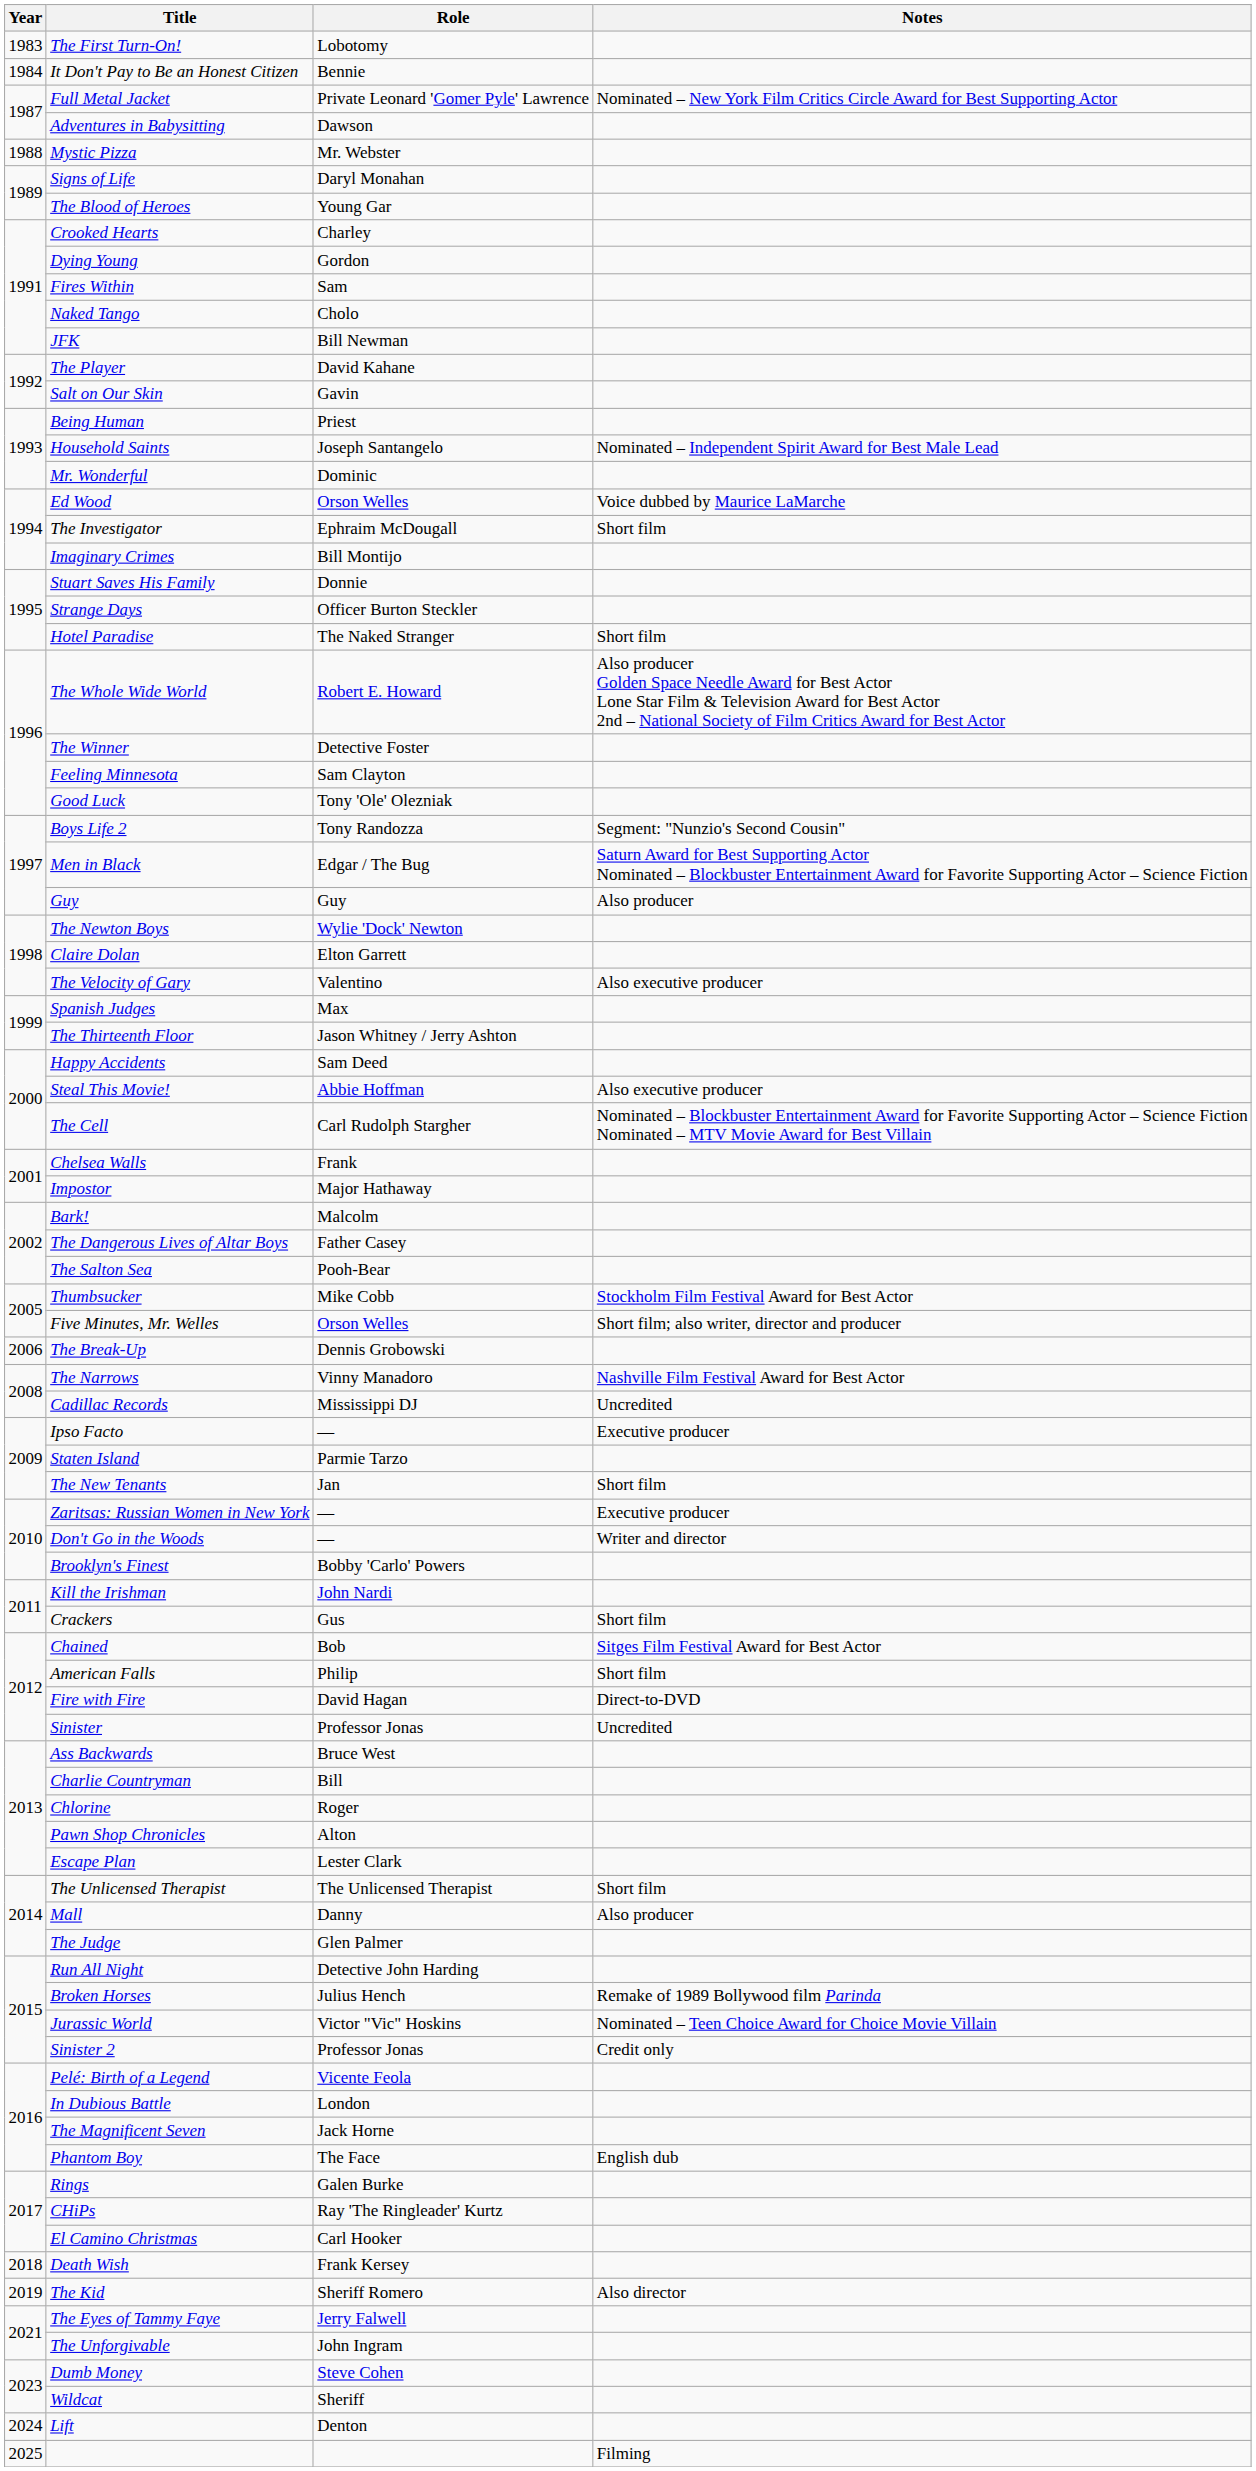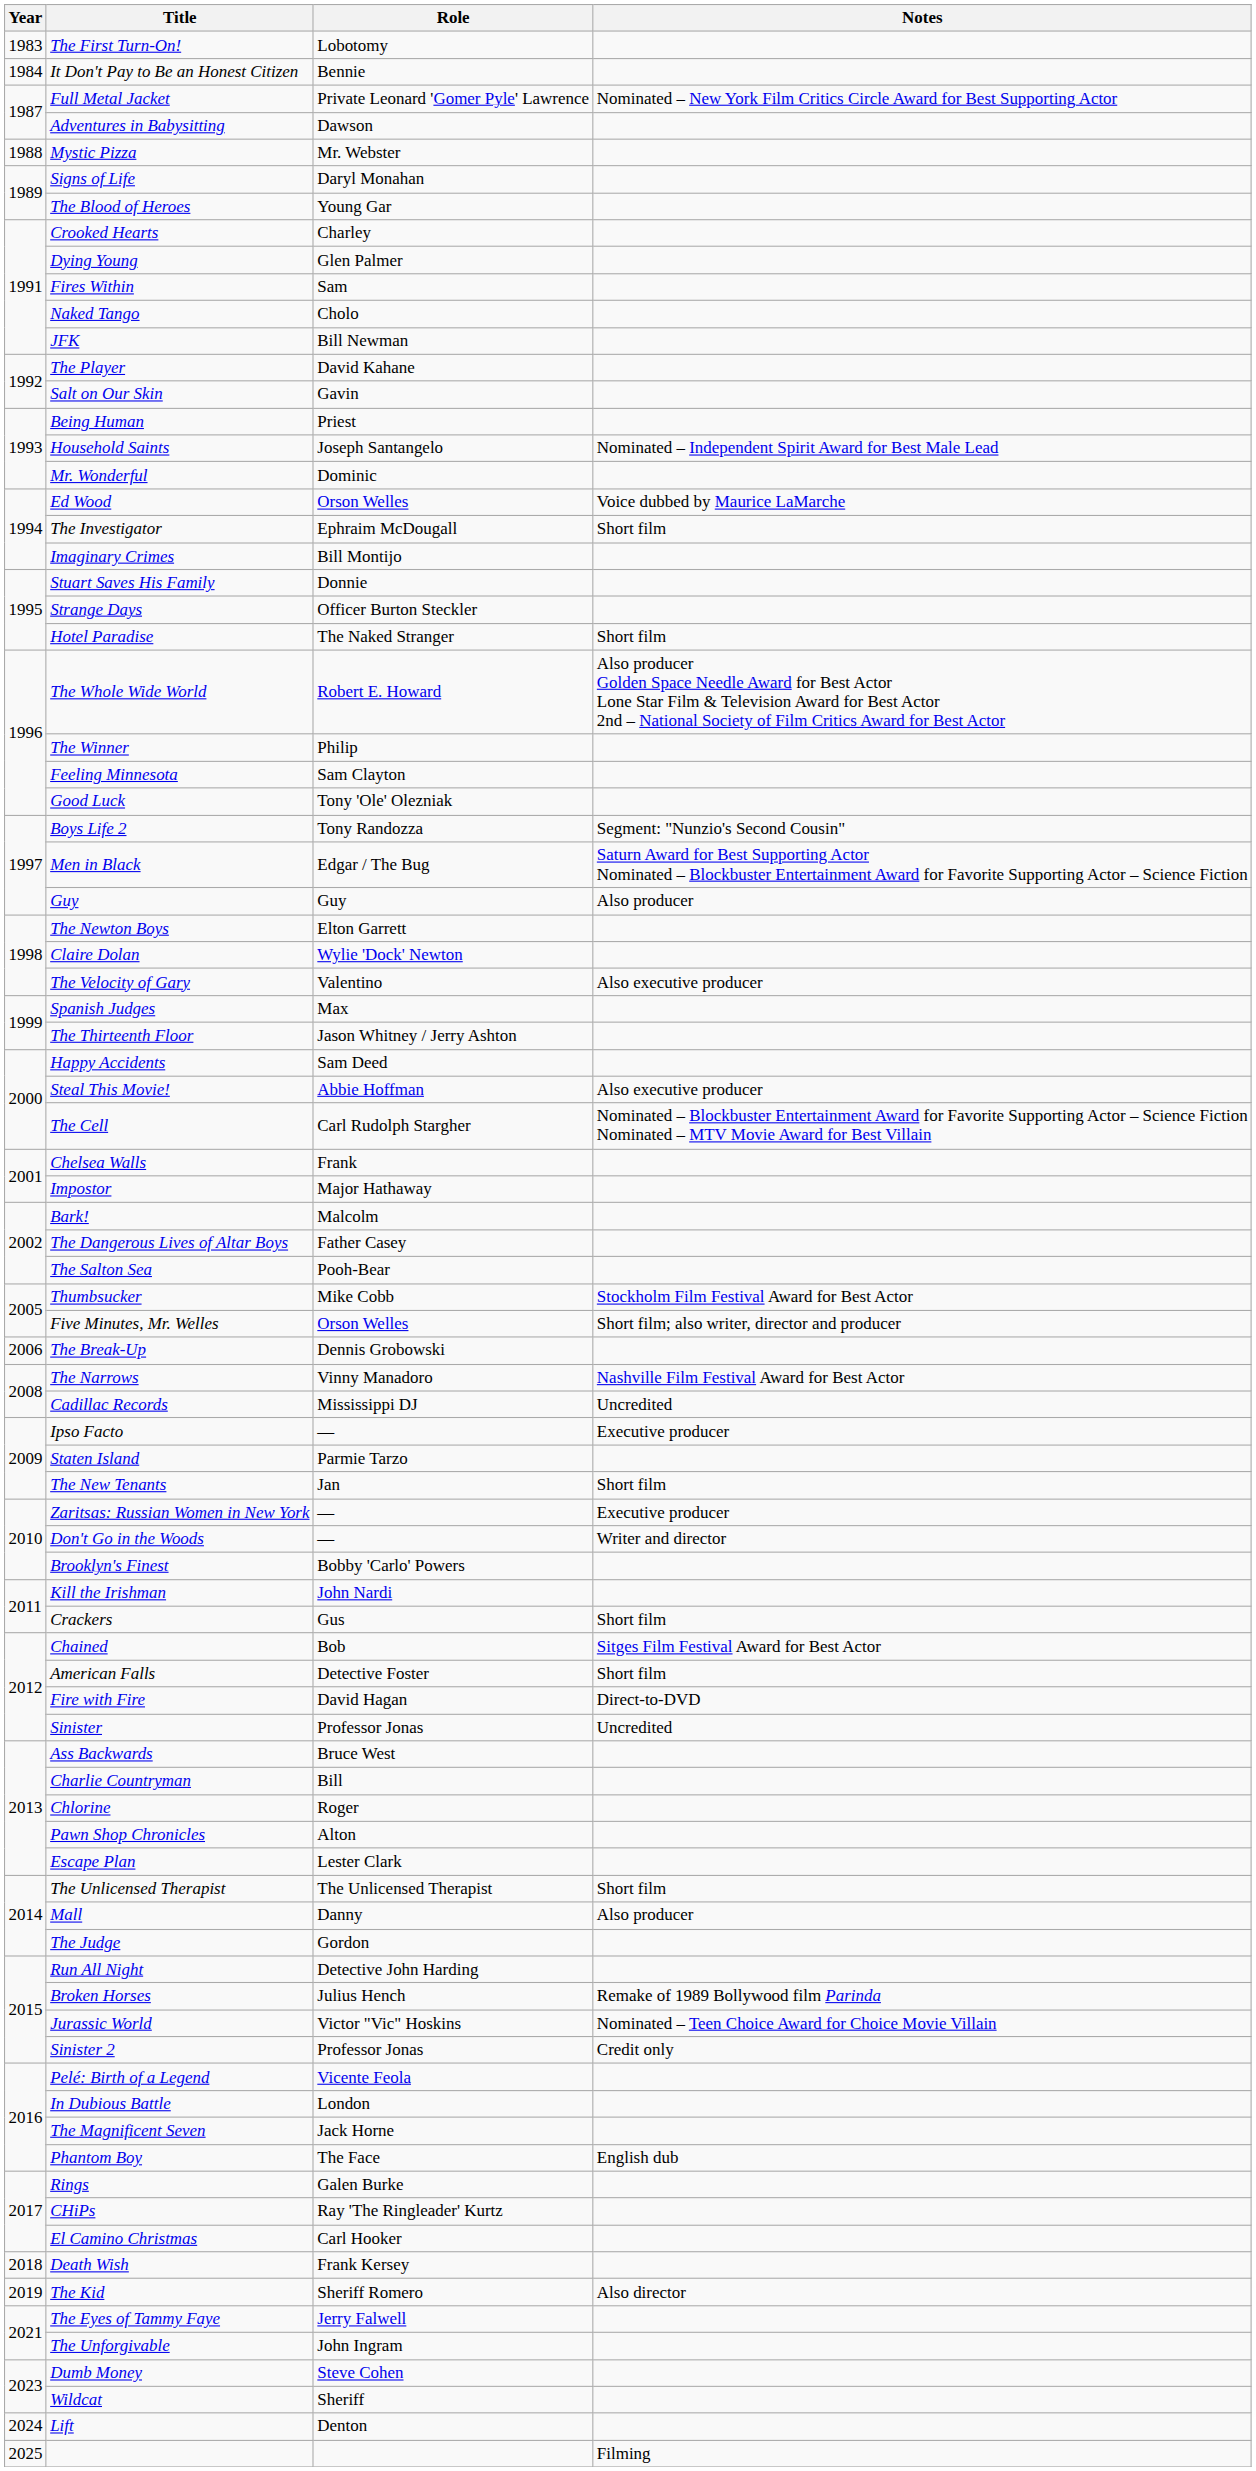(343, 260) Gordon -> (360, 260) Glen Palmer
(373, 747) Detective Foster -> (338, 747) Philip
(390, 928) Wylie 'Dock' Newton -> (362, 928) Elton Garrett
(362, 954) Elton Garrett -> (390, 954) Wylie 'Dock' Newton
(338, 1673) Philip -> (373, 1673) Detective Foster
(360, 1942) Glen Palmer -> (343, 1942) Gordon
